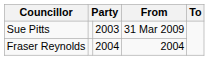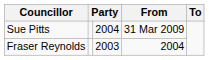(107, 30) 2003 -> (107, 30) 2004
(107, 47) 2004 -> (107, 47) 2003
